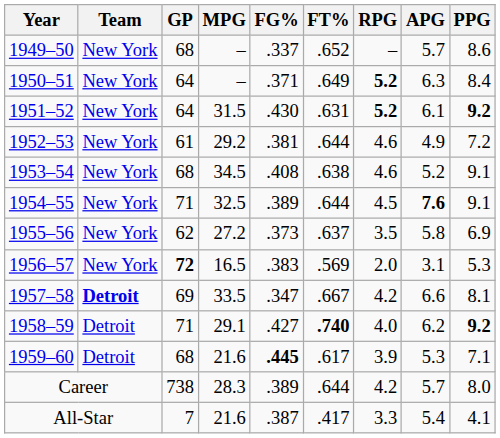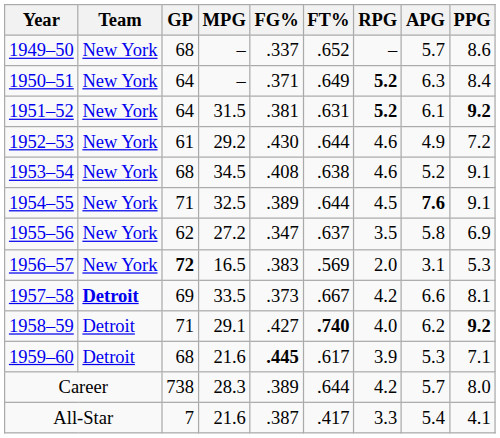(282, 111) .430 -> (282, 111) .381
(282, 142) .381 -> (282, 142) .430
(282, 234) .373 -> (282, 234) .347
(282, 295) .347 -> (282, 295) .373
